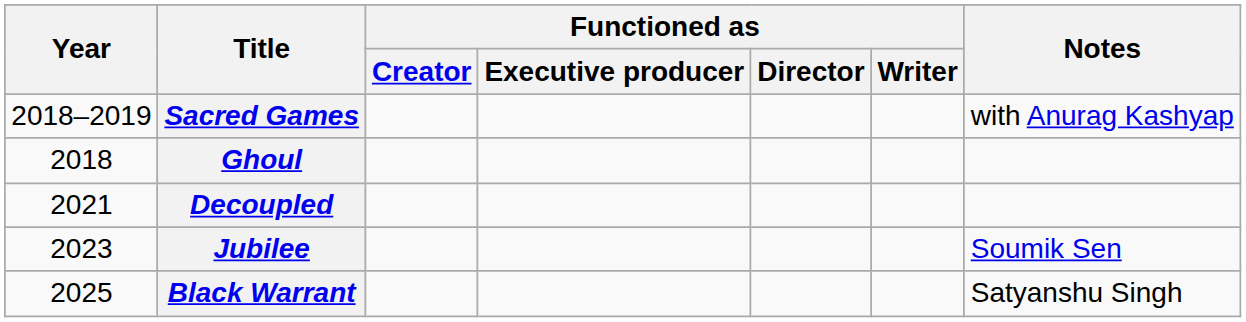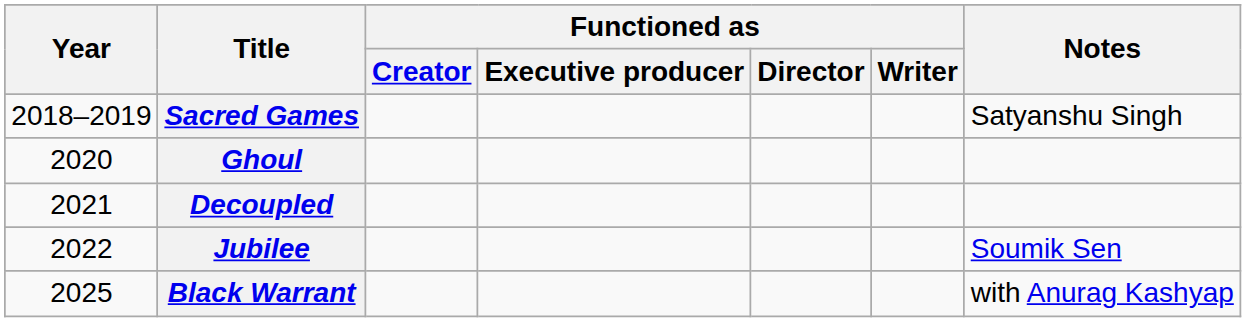(1102, 115) with Anurag Kashyap -> (1077, 115) Satyanshu Singh
(81, 159) 2018 -> (81, 159) 2020
(81, 248) 2023 -> (81, 248) 2022
(1077, 293) Satyanshu Singh -> (1102, 293) with Anurag Kashyap
